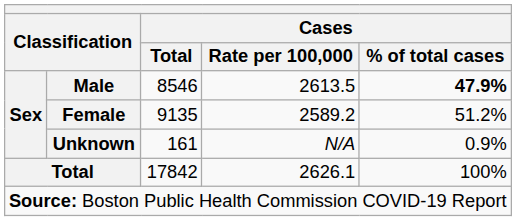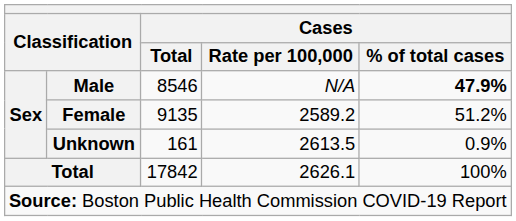(327, 86) 2613.5 -> (340, 86) N/A
(340, 144) N/A -> (327, 144) 2613.5
